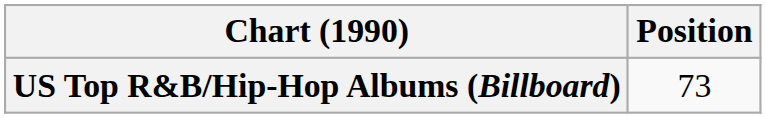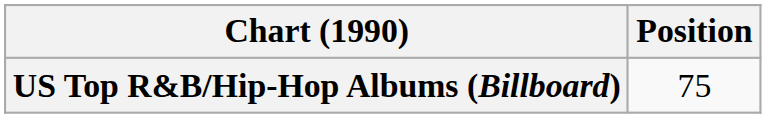(694, 84) 73 -> (694, 84) 75
